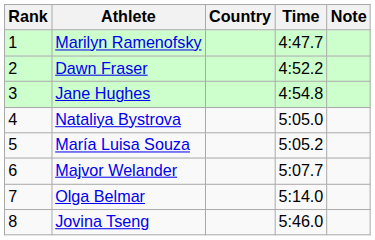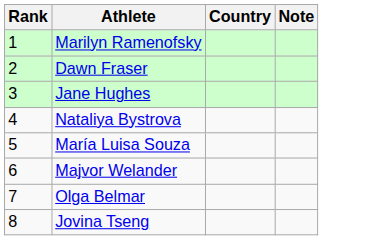- column: (301, 17)
